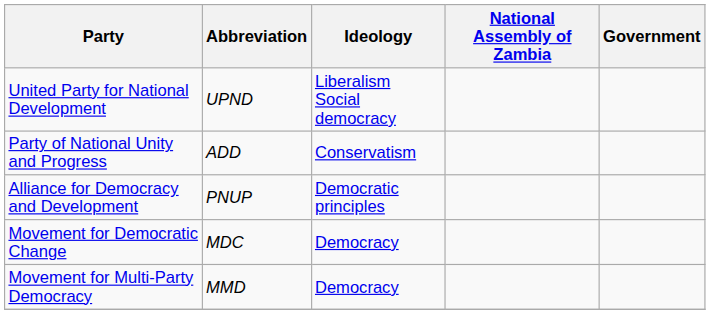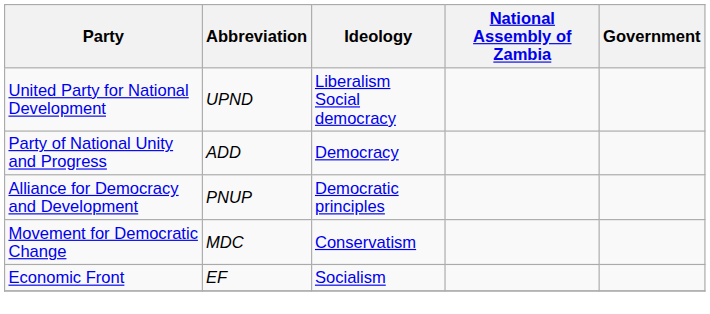(366, 153) Conservatism -> (357, 153) Democracy
(357, 242) Democracy -> (366, 242) Conservatism
+ row: (66, 278)
- row: (101, 287)
